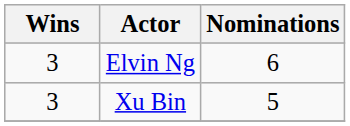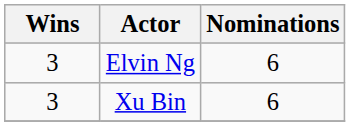(273, 101) 5 -> (273, 101) 6
